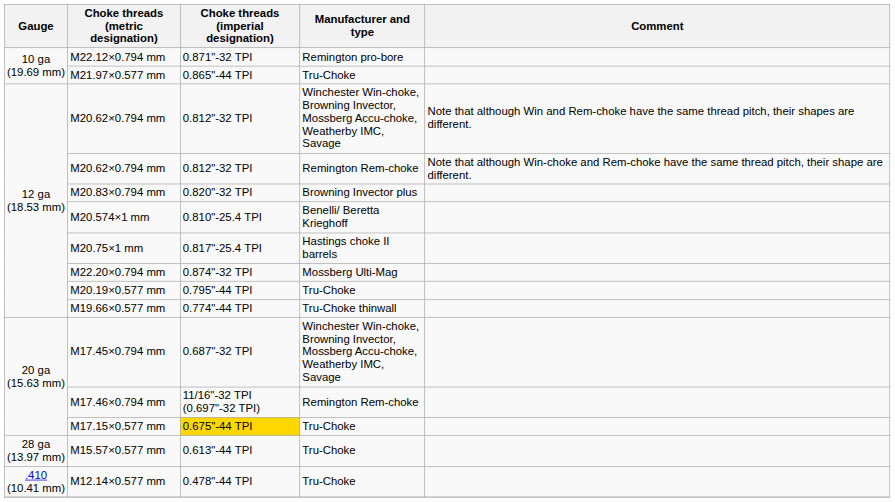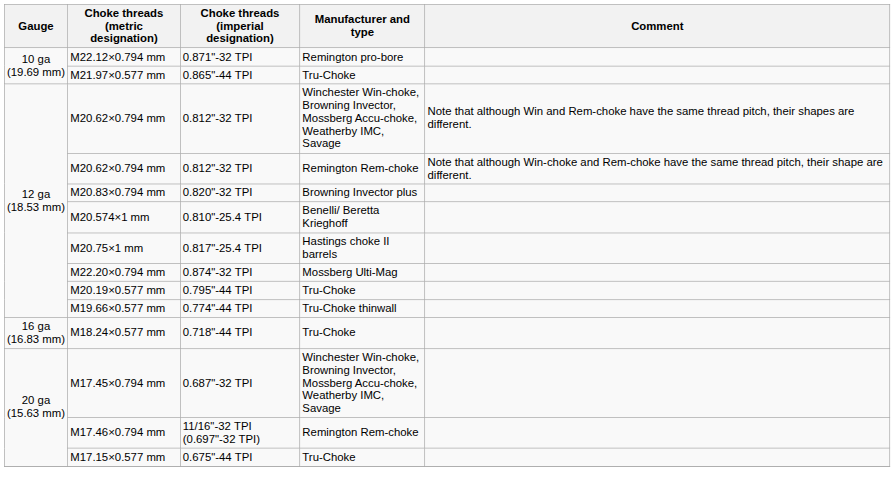+ row: (118, 333)
(218, 426) gold background -> (218, 457) no background
- row: (118, 451)
- row: (118, 481)
